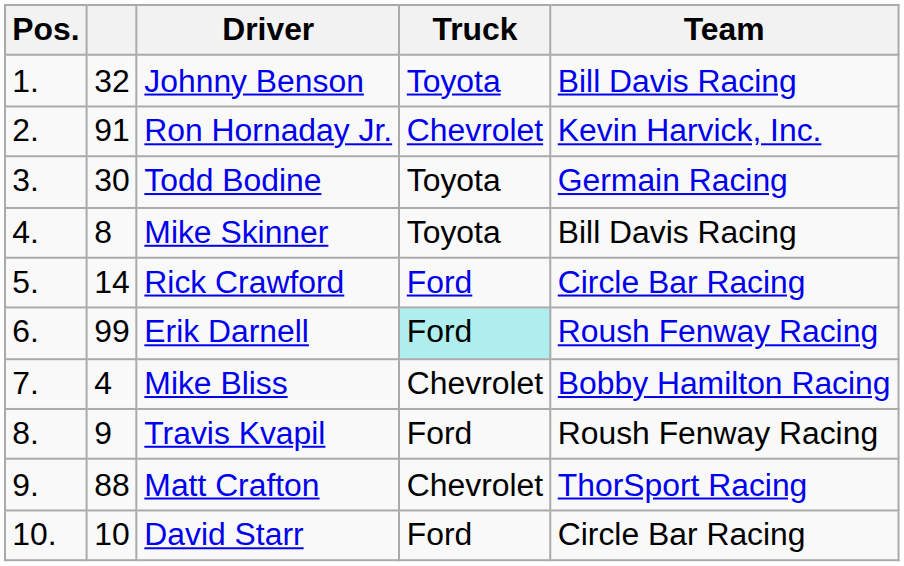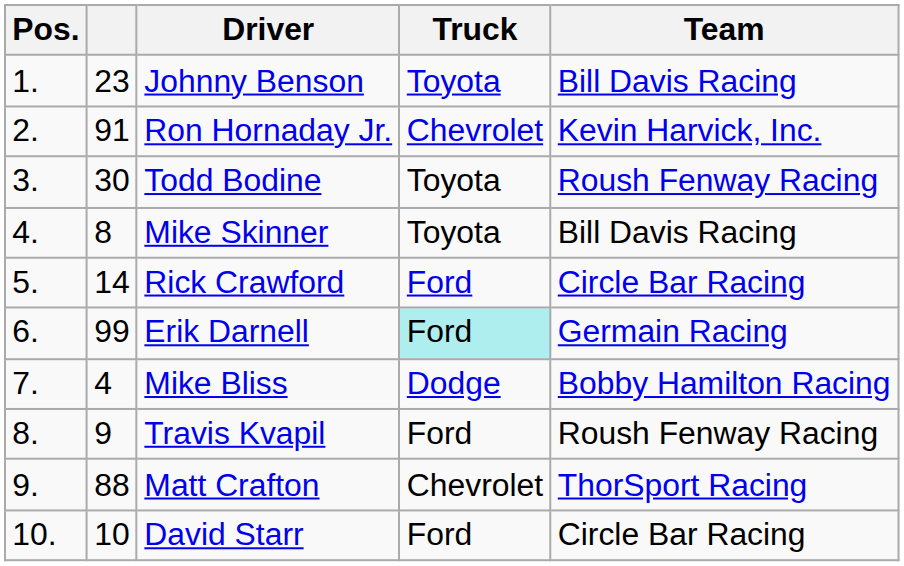(112, 80) 32 -> (112, 80) 23
(673, 181) Germain Racing -> (718, 181) Roush Fenway Racing
(718, 332) Roush Fenway Racing -> (673, 332) Germain Racing
(475, 383) Chevrolet -> (454, 383) Dodge
